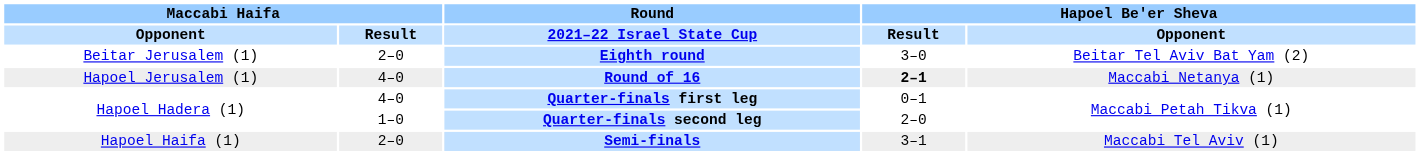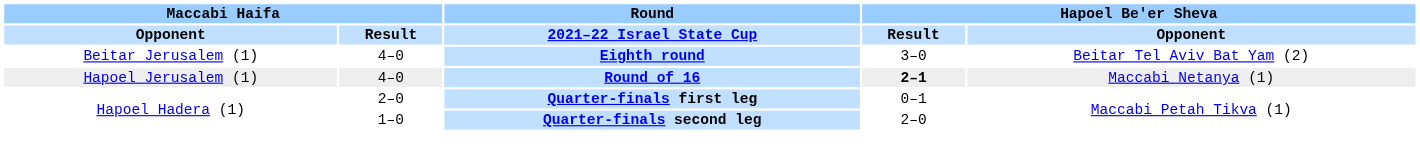(391, 56) 2–0 -> (391, 56) 4–0
(391, 99) 4–0 -> (391, 99) 2–0
- row: (652, 141)
